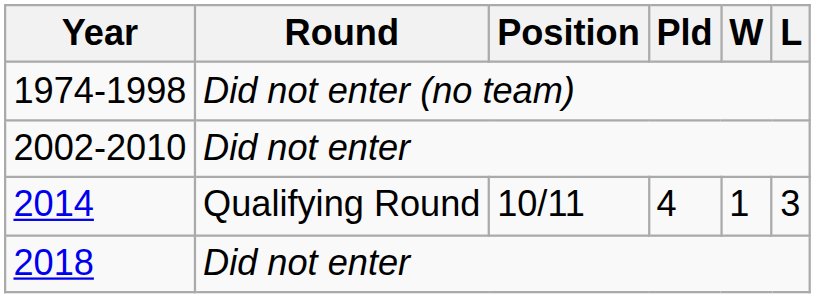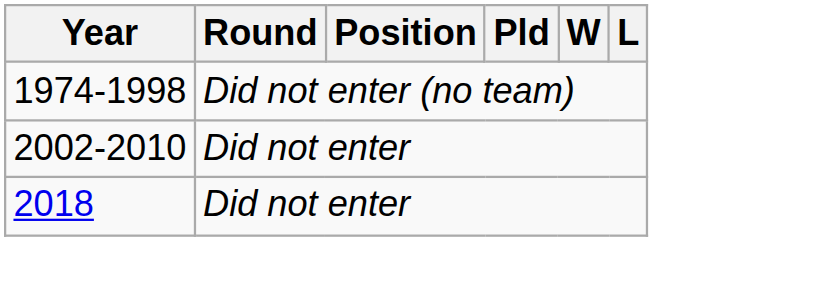- row: (54, 205)
